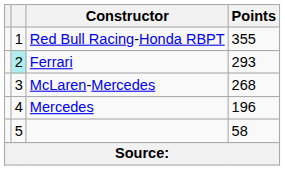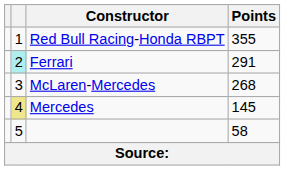(244, 61) 293 -> (244, 61) 291
(19, 107) no background -> (19, 107) khaki background
(244, 107) 196 -> (244, 107) 145
